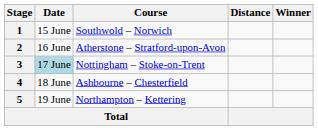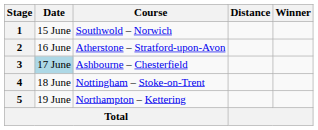(140, 64) Nottingham – Stoke-on-Trent -> (132, 64) Ashbourne – Chesterfield
(132, 82) Ashbourne – Chesterfield -> (140, 82) Nottingham – Stoke-on-Trent
